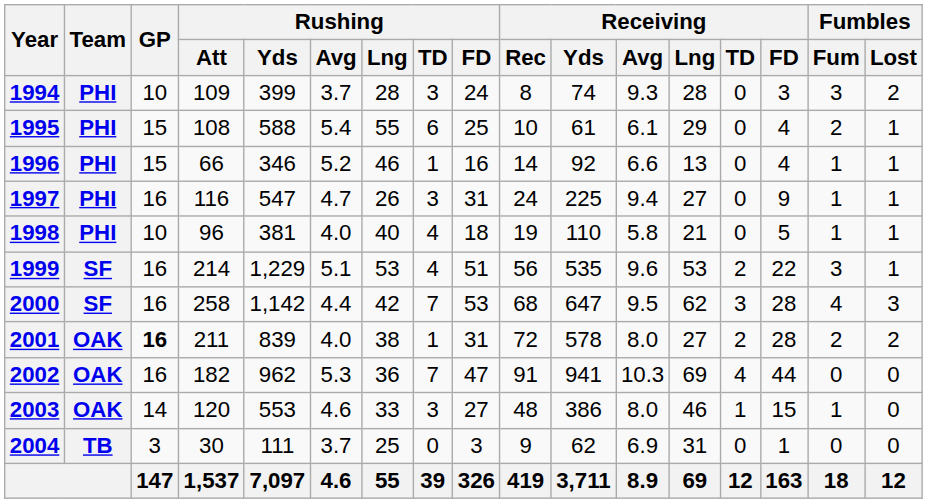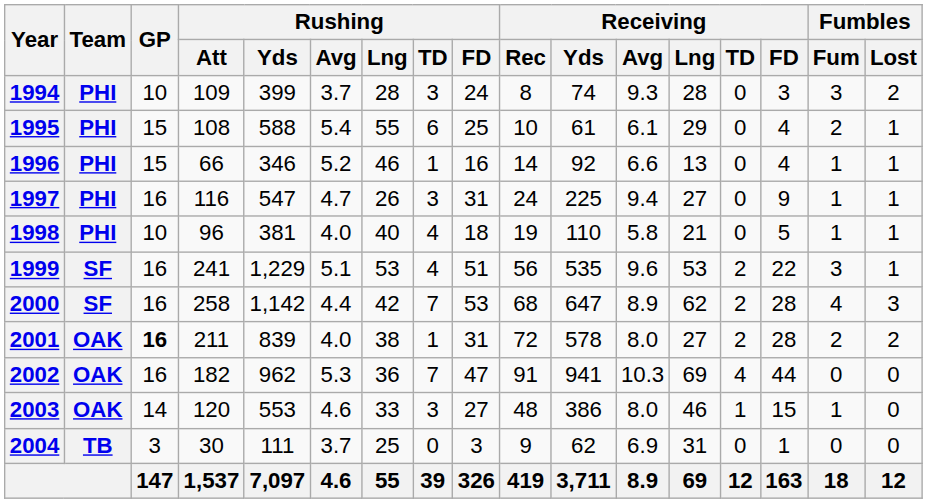(211, 269) 214 -> (211, 269) 241
(643, 304) 9.5 -> (643, 304) 8.9
(740, 304) 3 -> (740, 304) 2
